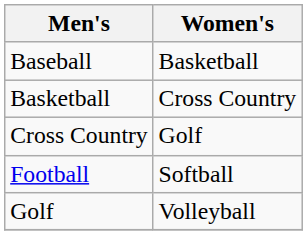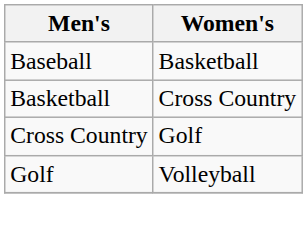- row: (50, 173)
